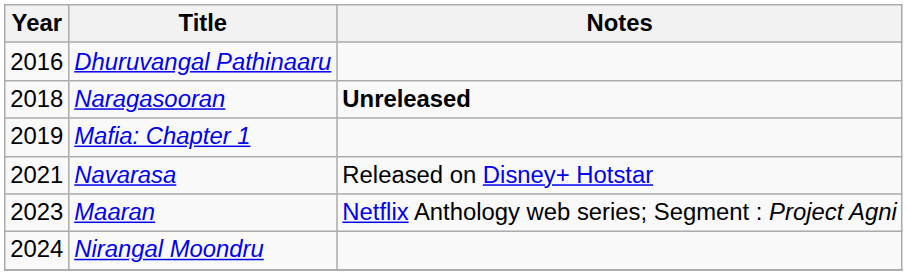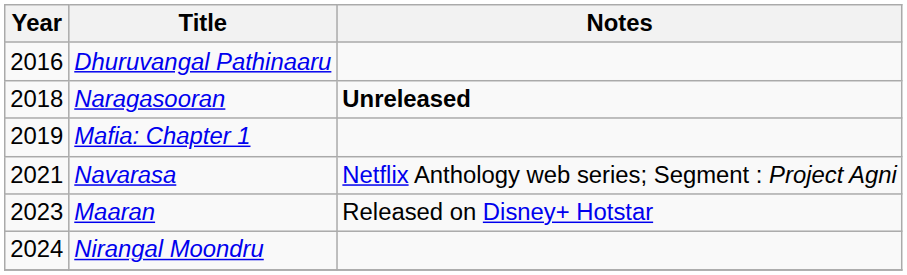(498, 174) Released on Disney+ Hotstar -> (620, 174) Netflix Anthology web series; Segment : Project Agni
(620, 212) Netflix Anthology web series; Segment : Project Agni -> (498, 212) Released on Disney+ Hotstar
